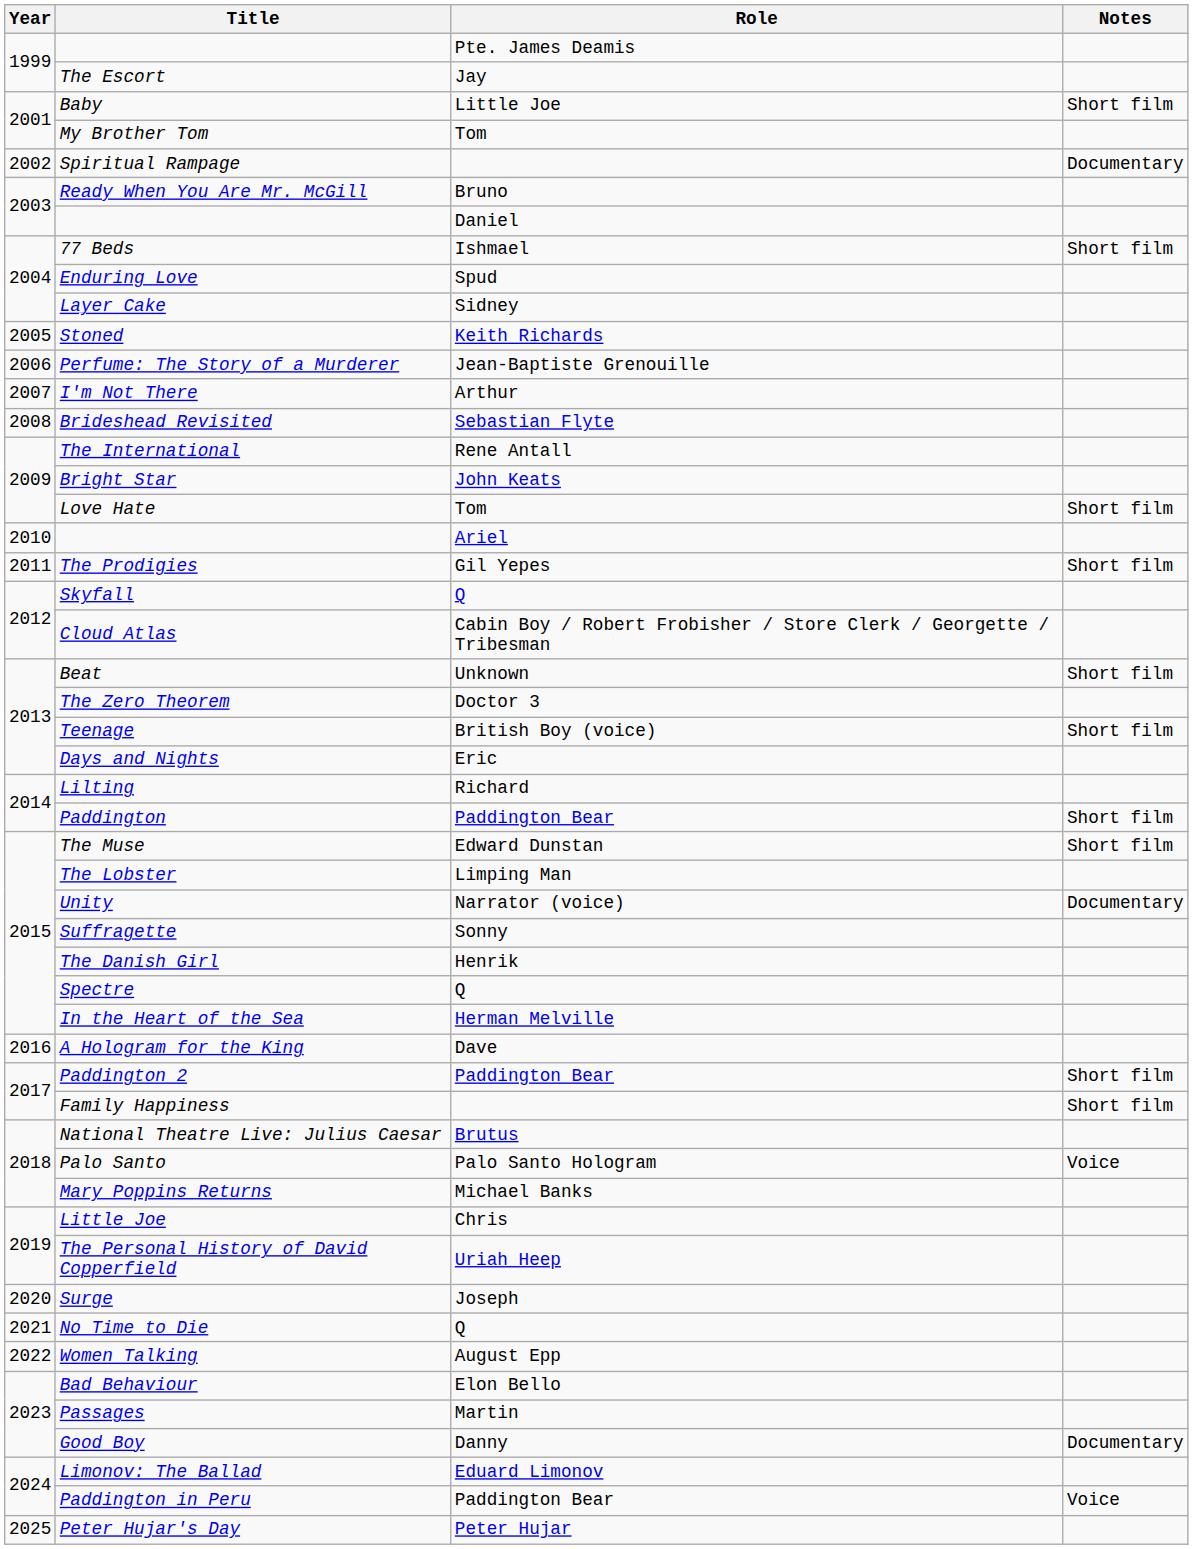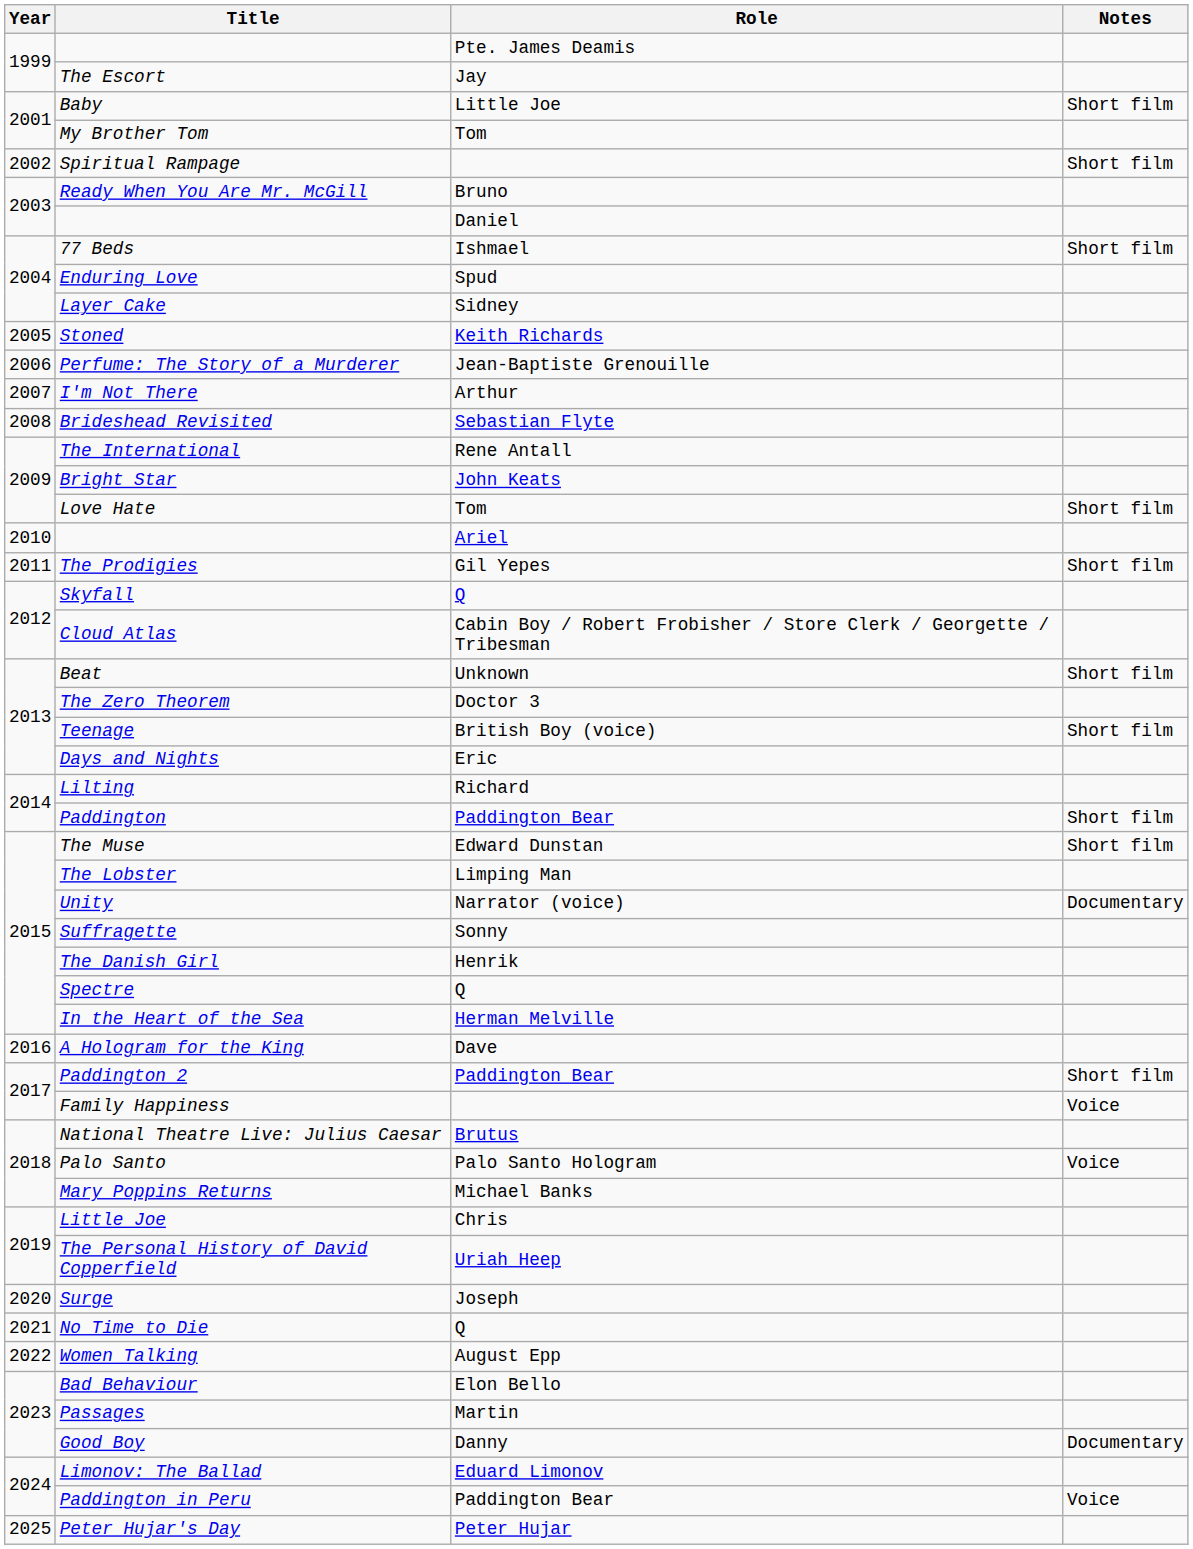(1125, 163) Documentary -> (1120, 163) Short film
(1120, 1106) Short film -> (1093, 1106) Voice
